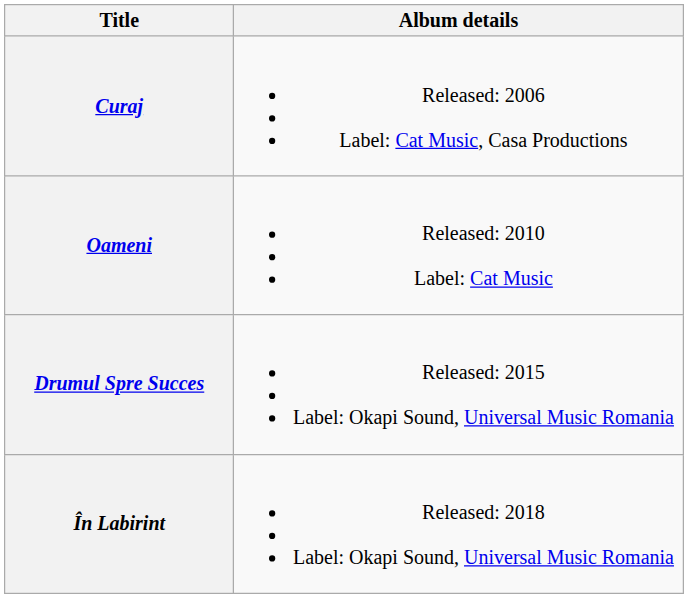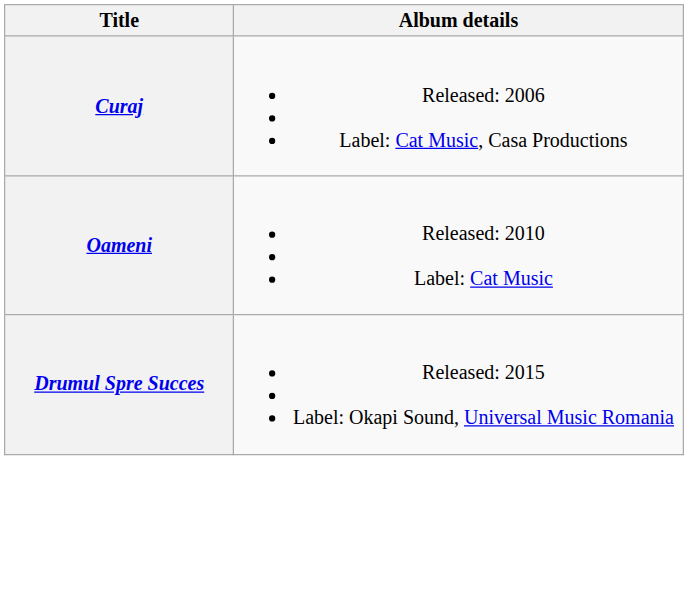- row: (119, 523)
